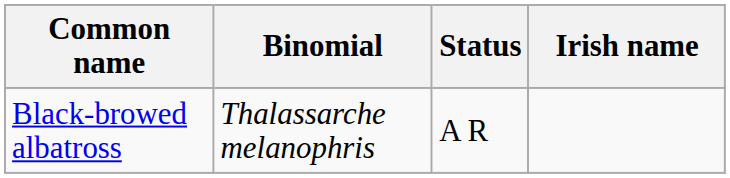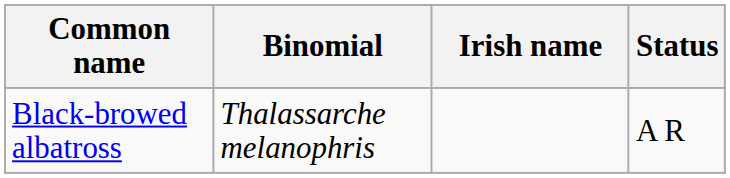columns swapped: (627, 46) <-> (480, 46)
